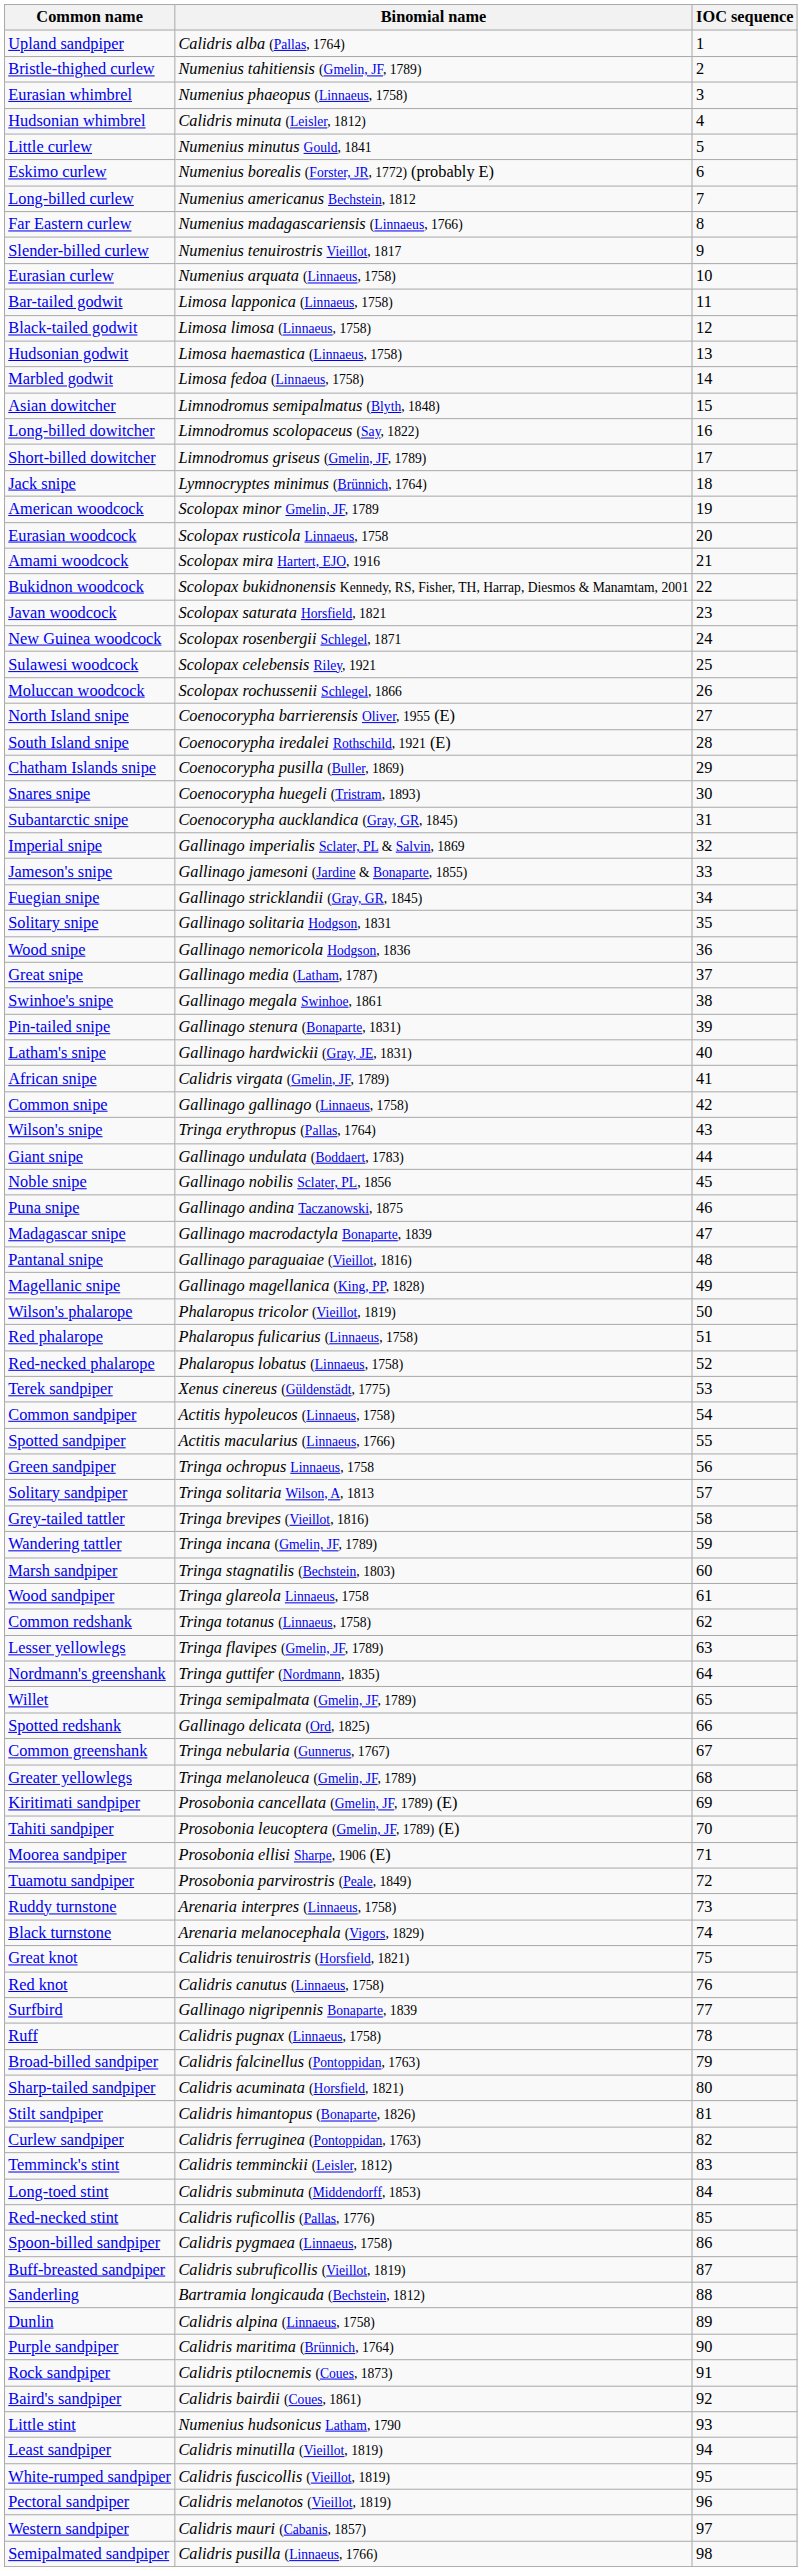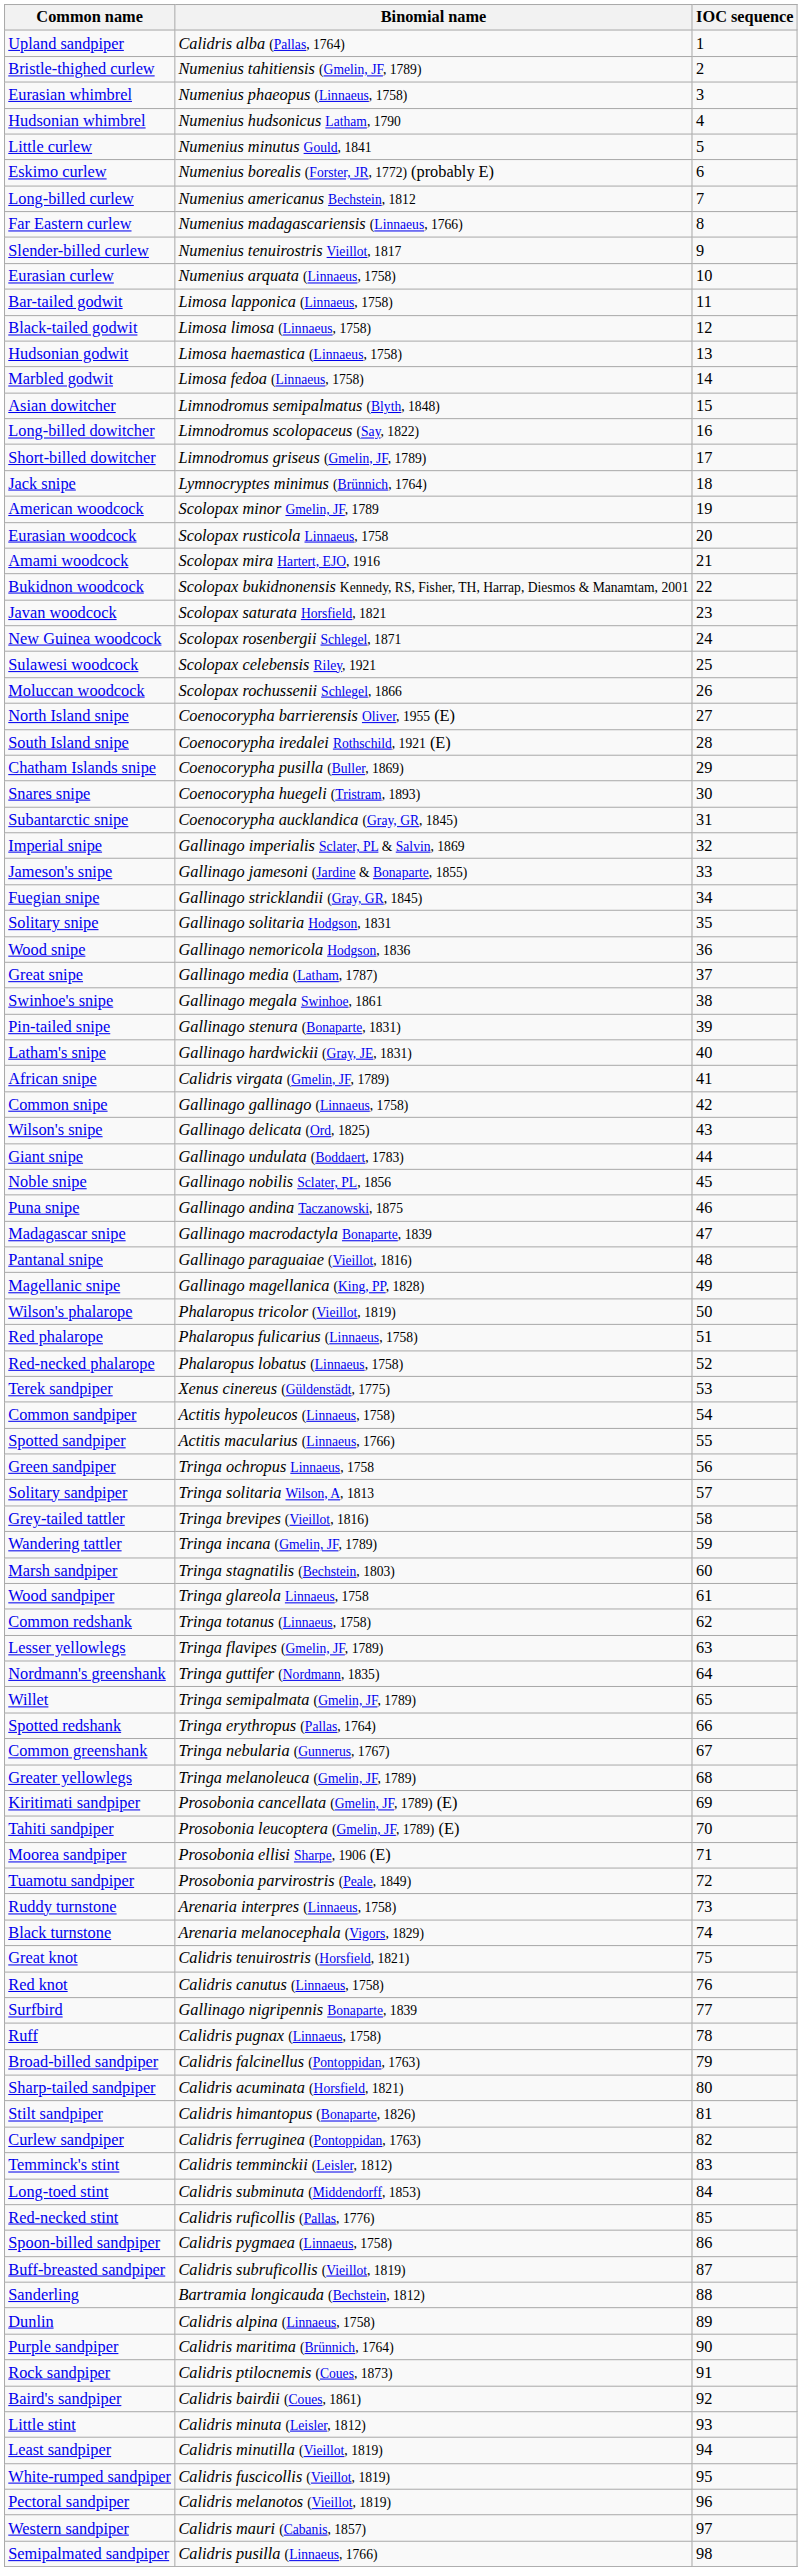(272, 120) Calidris minuta (Leisler, 1812) -> (290, 120) Numenius hudsonicus Latham, 1790
(277, 1130) Tringa erythropus (Pallas, 1764) -> (274, 1130) Gallinago delicata (Ord, 1825)
(274, 1725) Gallinago delicata (Ord, 1825) -> (277, 1725) Tringa erythropus (Pallas, 1764)
(290, 2424) Numenius hudsonicus Latham, 1790 -> (272, 2424) Calidris minuta (Leisler, 1812)
